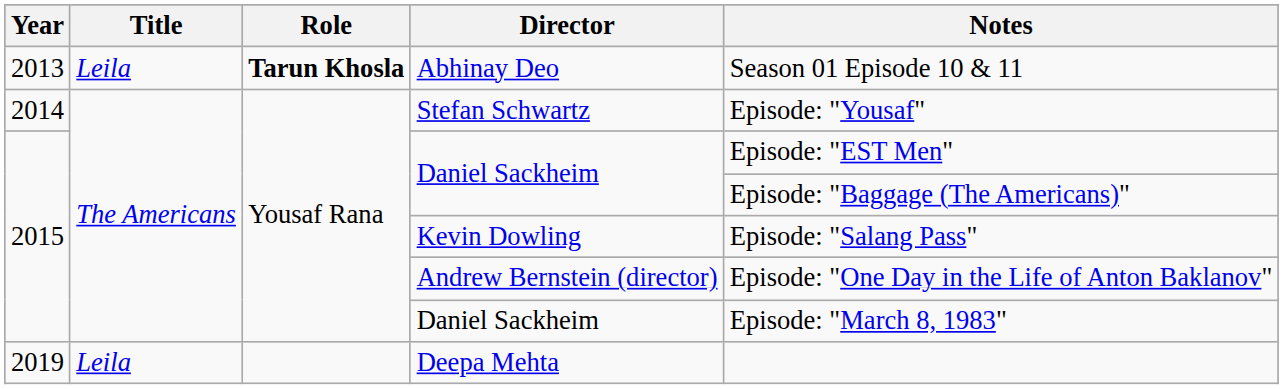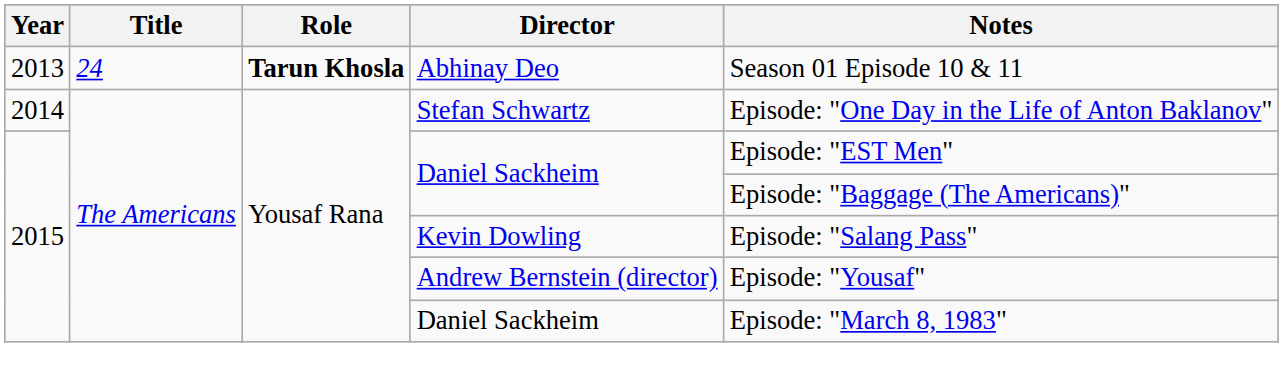(104, 67) Leila -> (90, 67) 24
(827, 109) Episode: "Yousaf" -> (1001, 109) Episode: "One Day in the Life of Anton Baklanov"
(1001, 278) Episode: "One Day in the Life of Anton Baklanov" -> (827, 278) Episode: "Yousaf"
- row: (38, 362)
